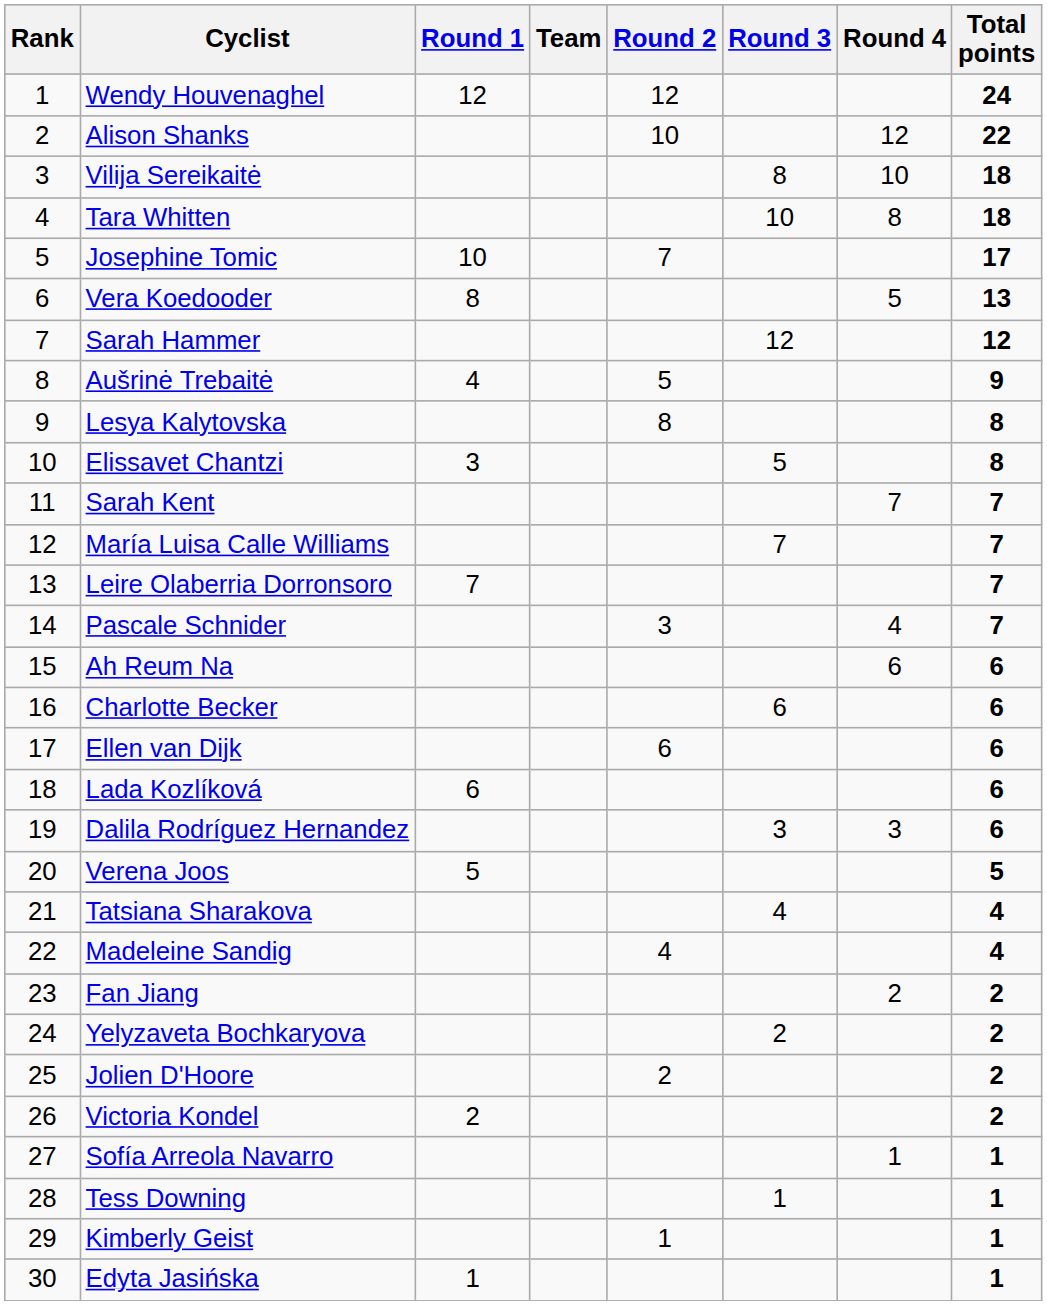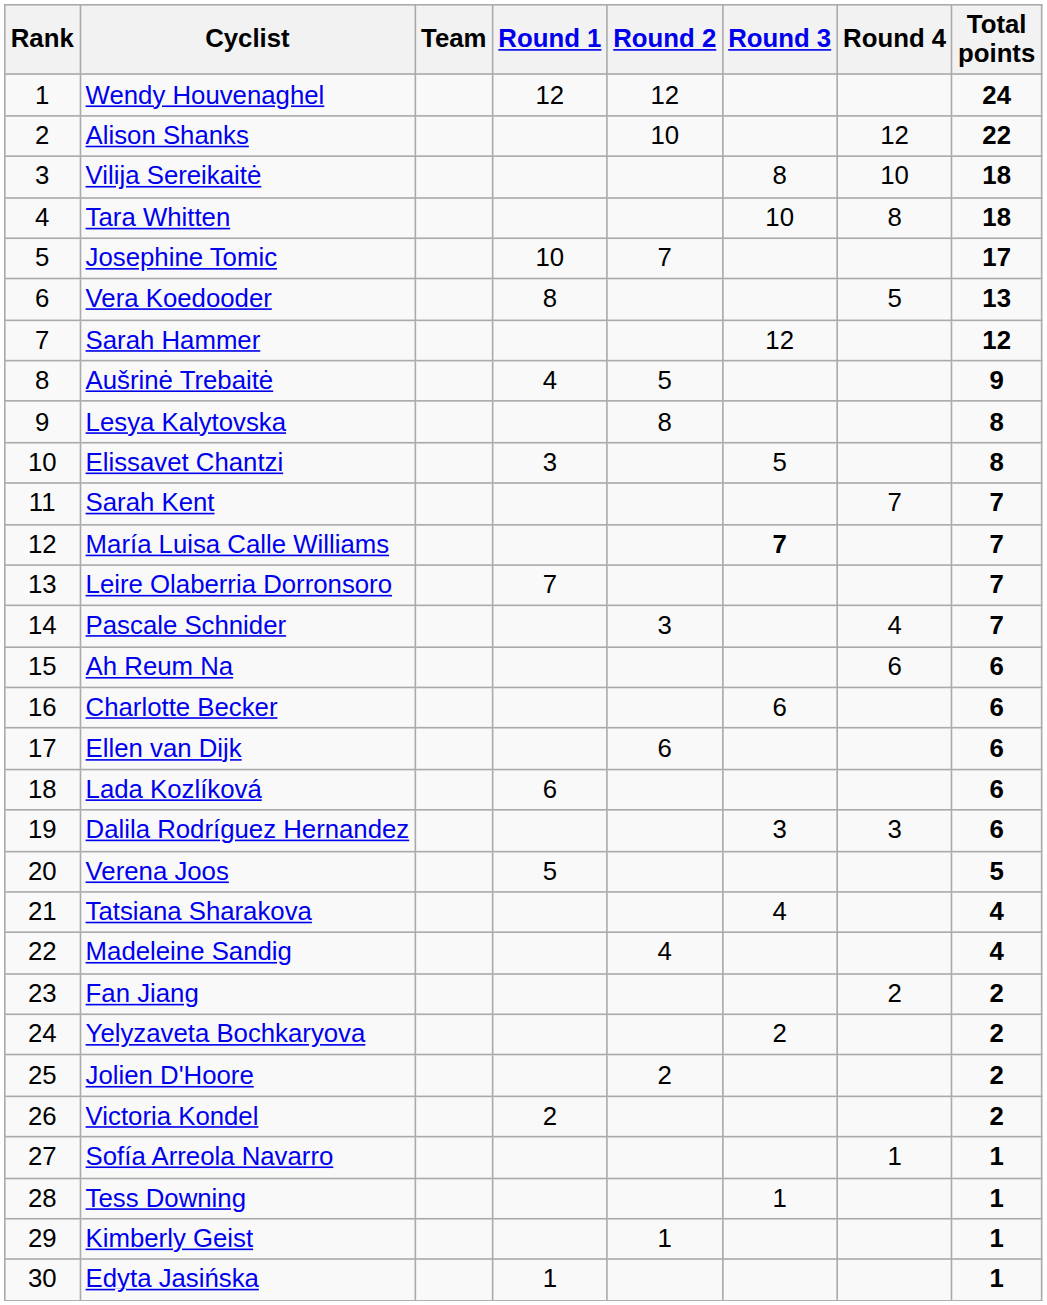columns swapped: (569, 39) <-> (473, 39)
(780, 544) normal -> (780, 544) bold
